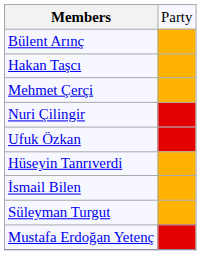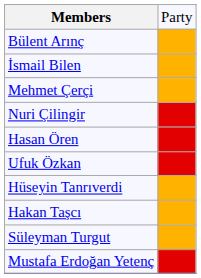rows swapped: (44, 188) <-> (45, 66)
+ row: (43, 139)
